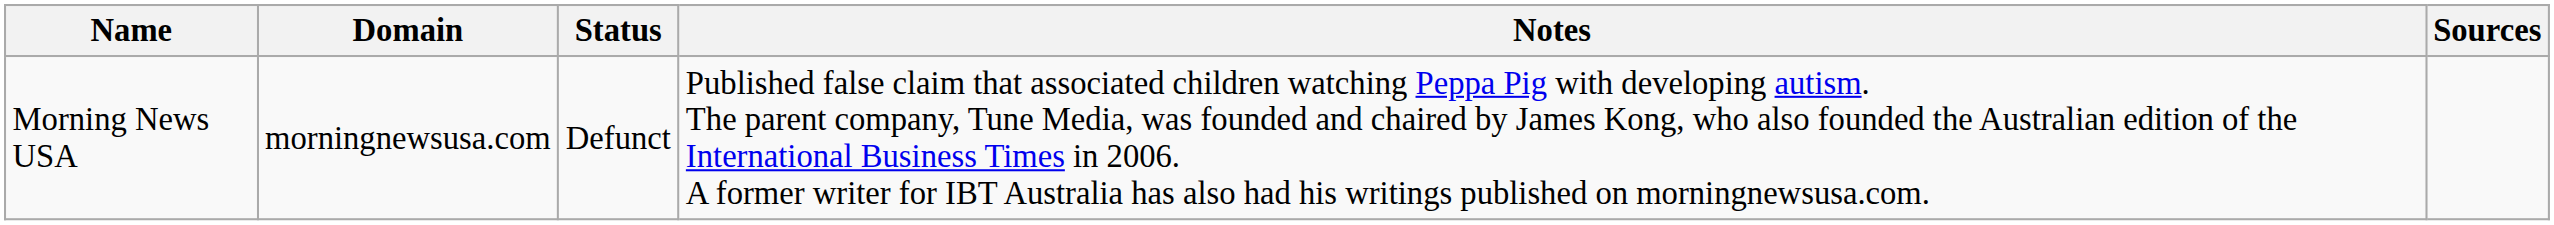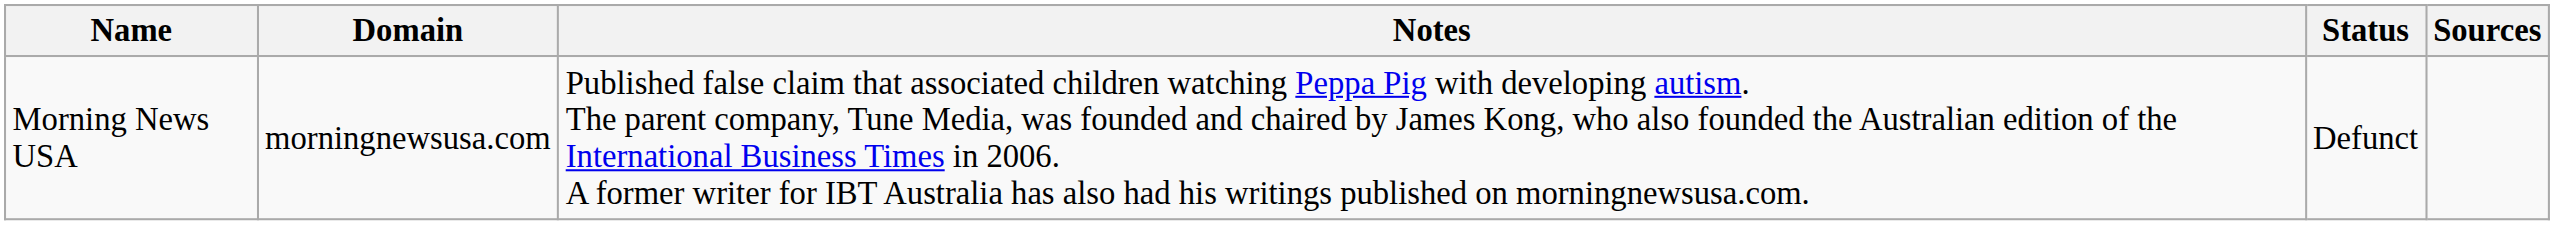columns swapped: (618, 30) <-> (1552, 30)
